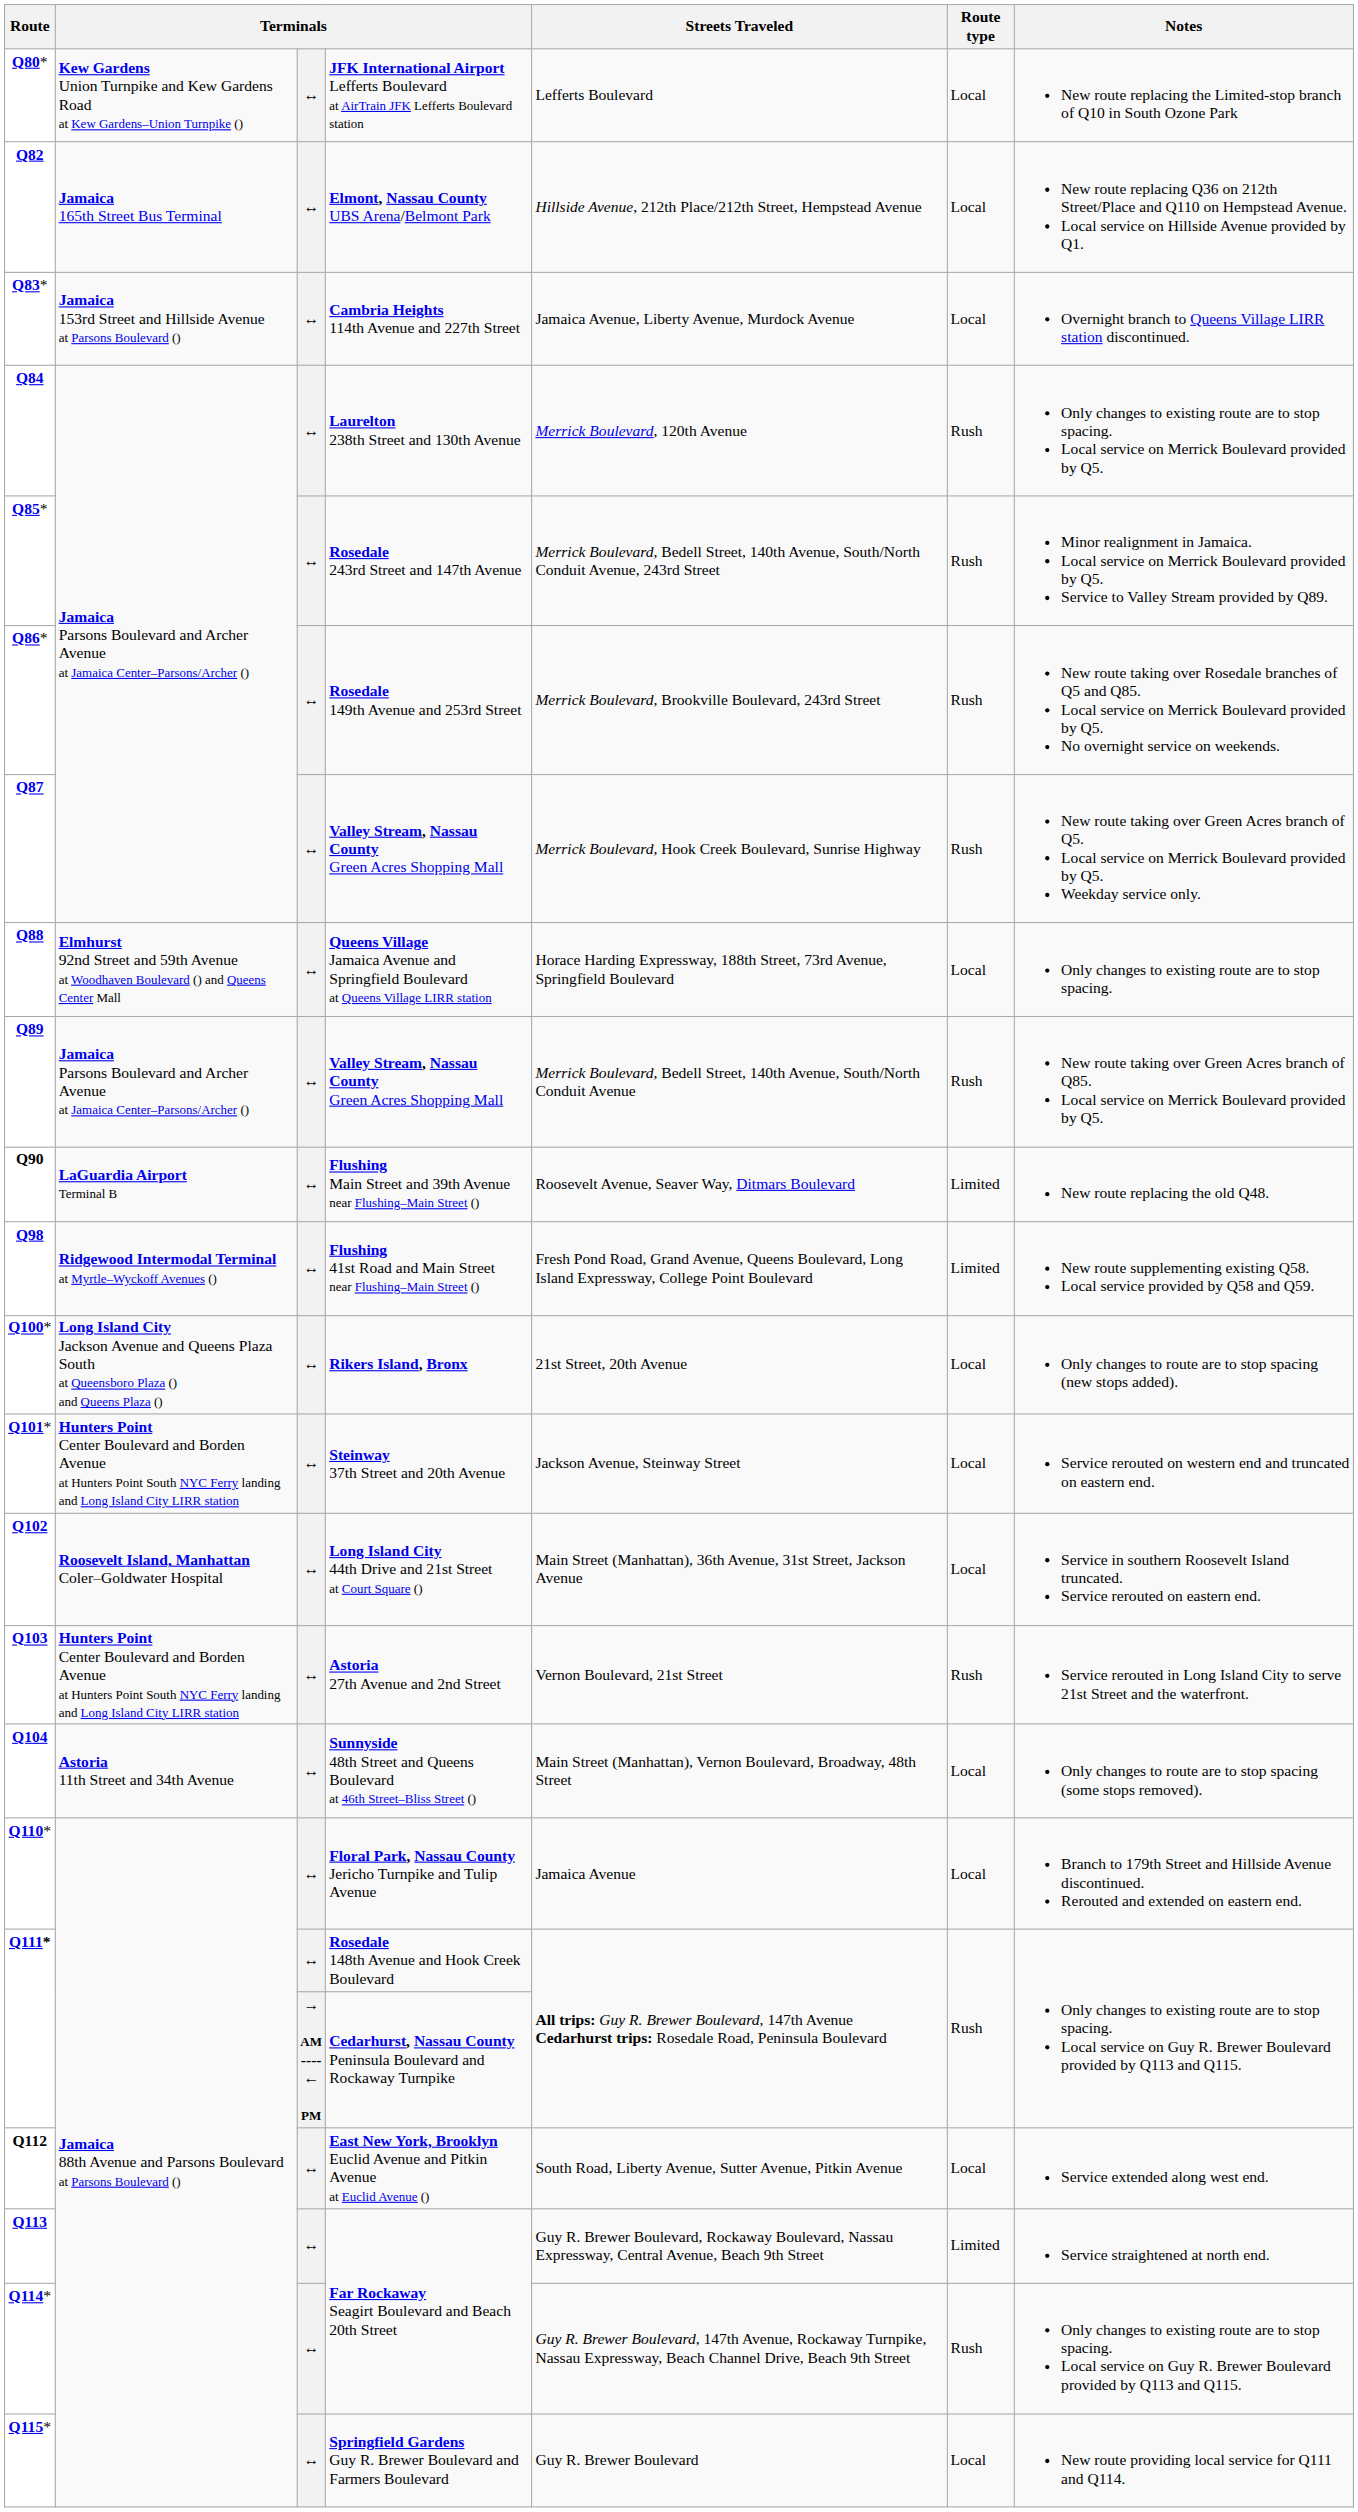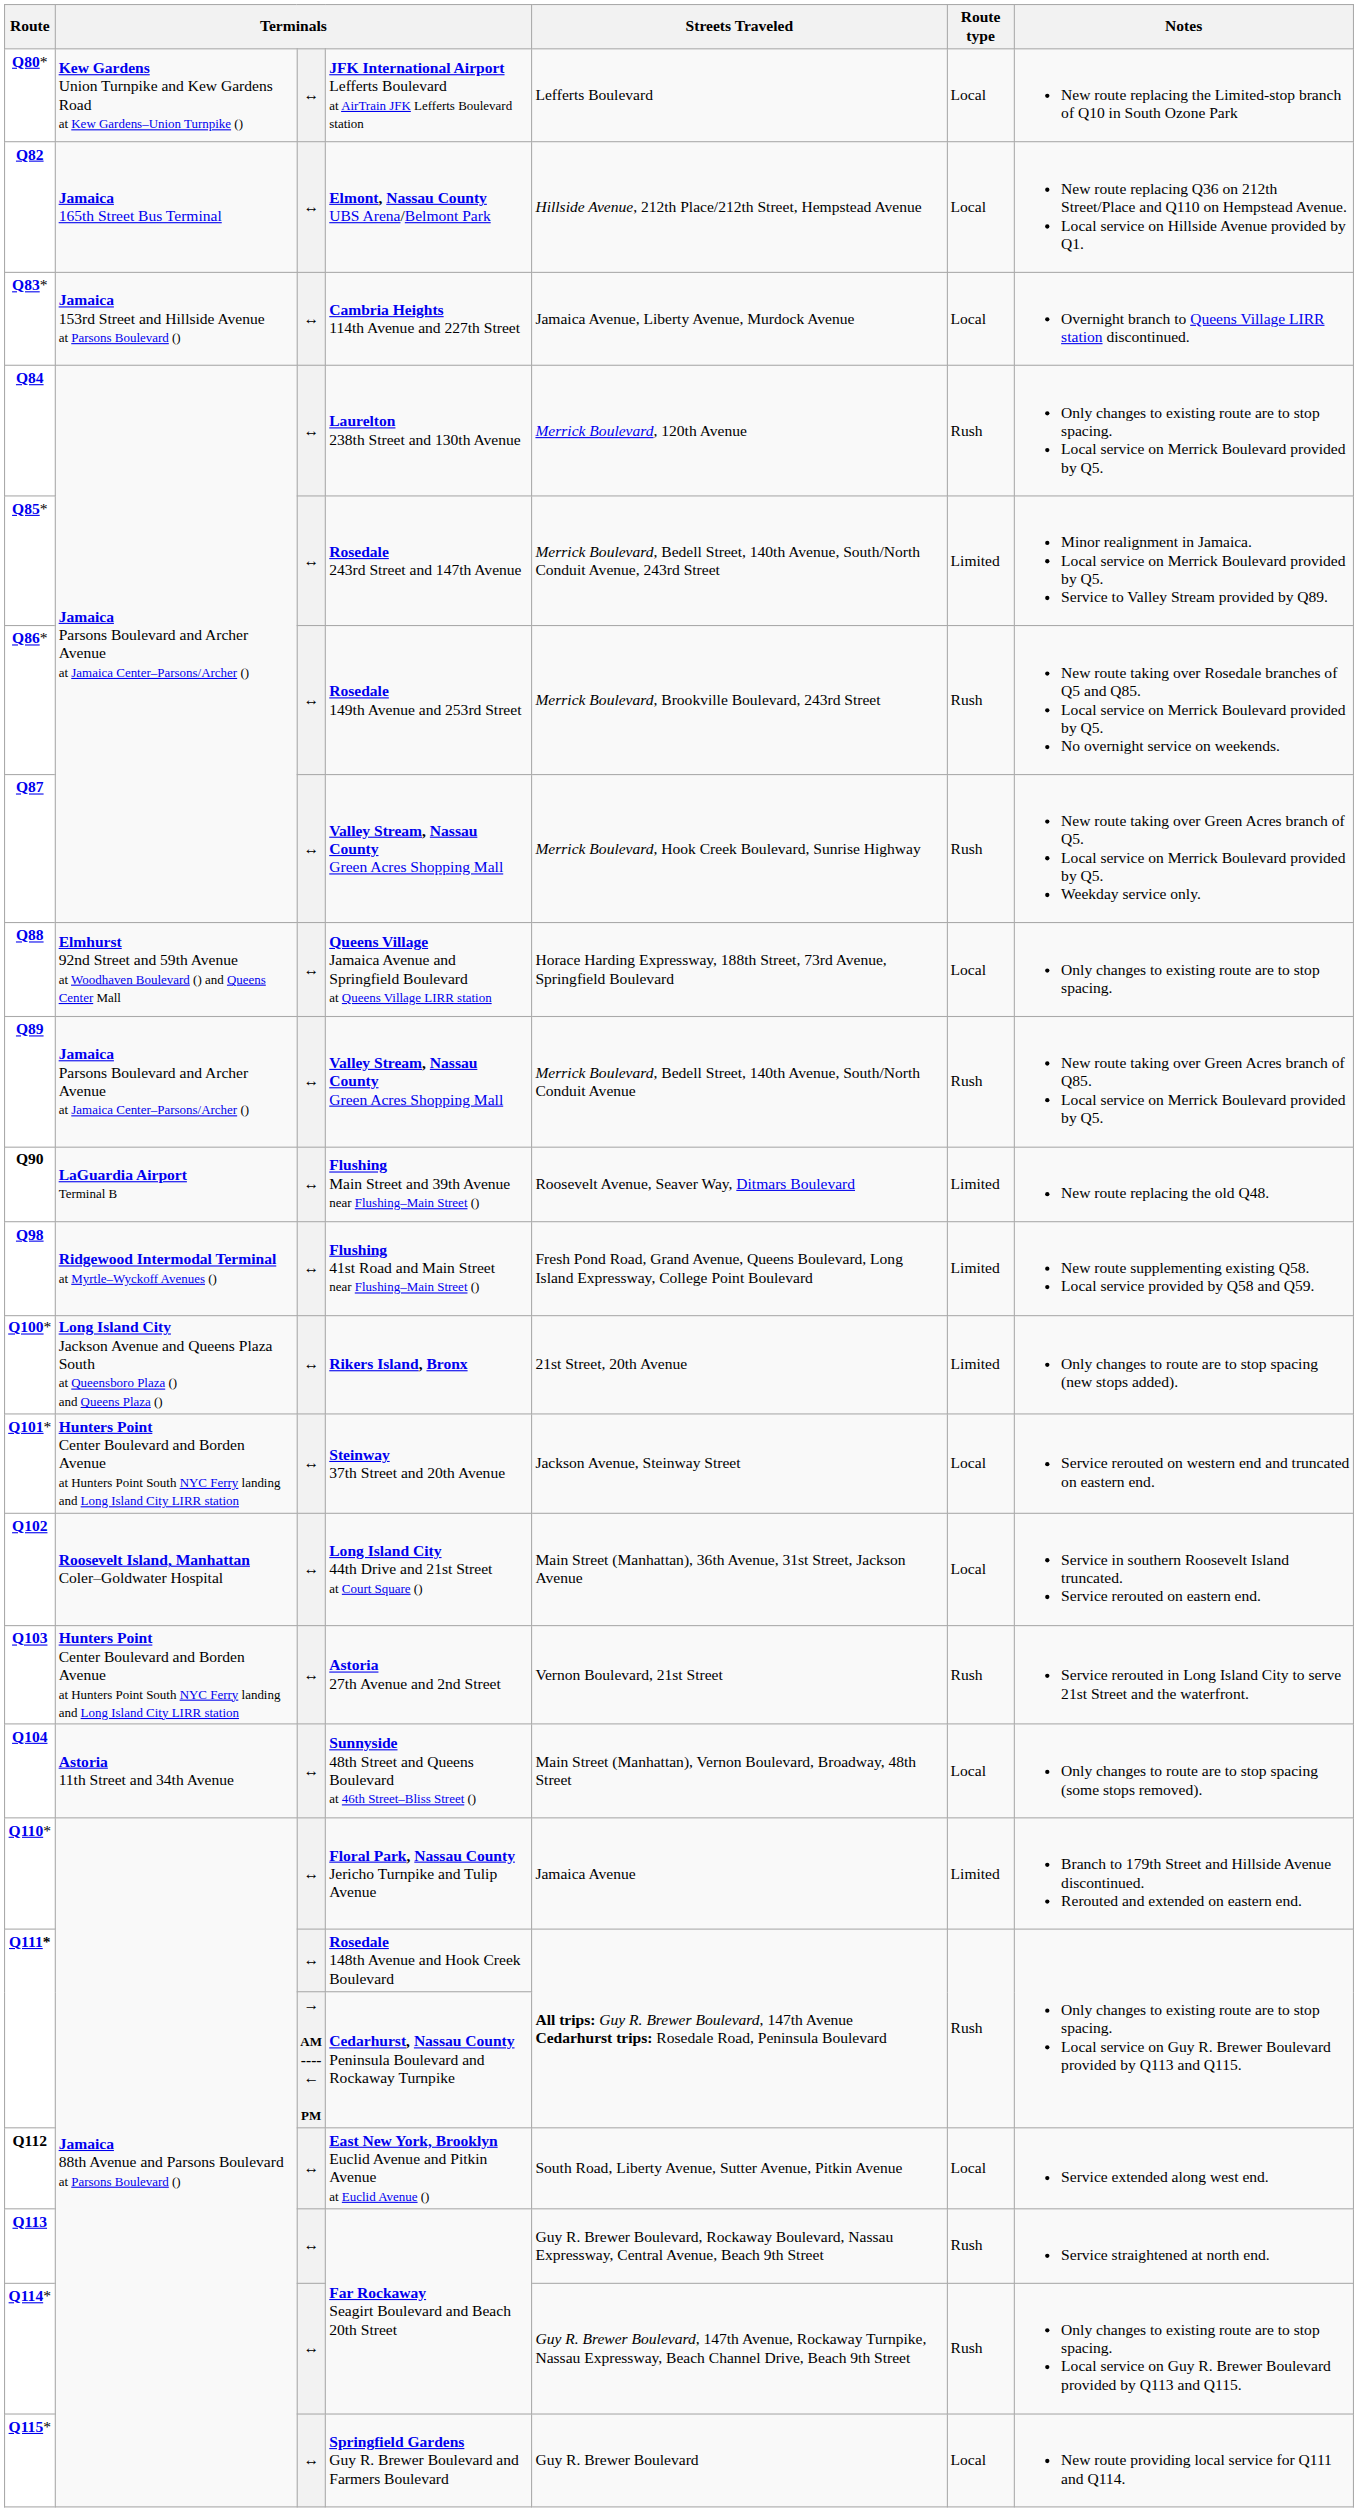(967, 561) Rush -> (975, 561) Limited
(968, 1365) Local -> (975, 1365) Limited
(968, 1874) Local -> (975, 1874) Limited
(975, 2246) Limited -> (967, 2246) Rush
